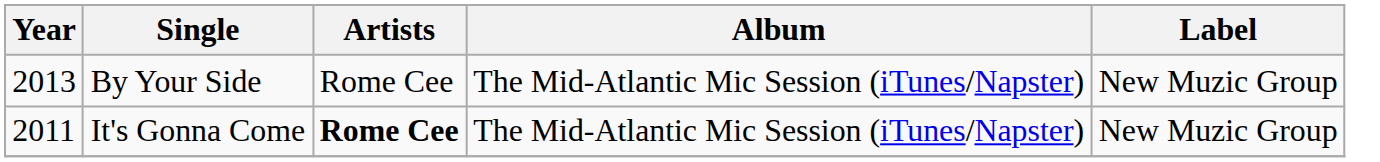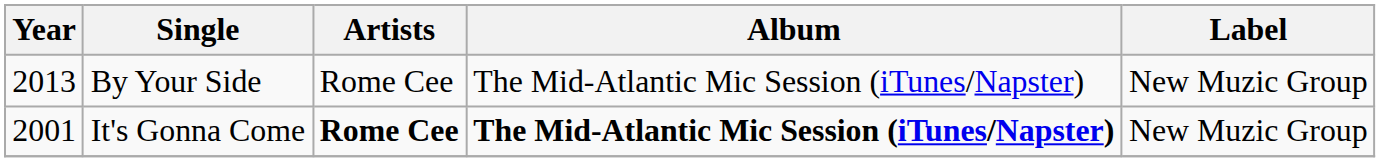(44, 130) 2011 -> (44, 130) 2001
(779, 130) normal -> (794, 130) bold
